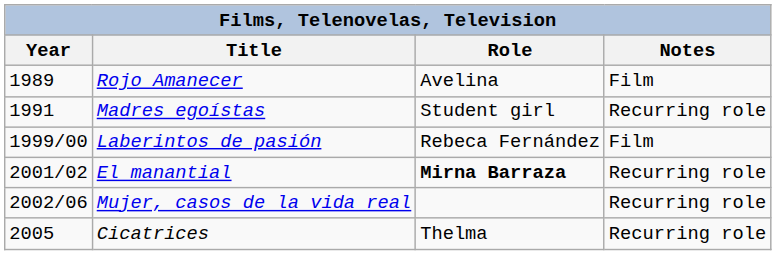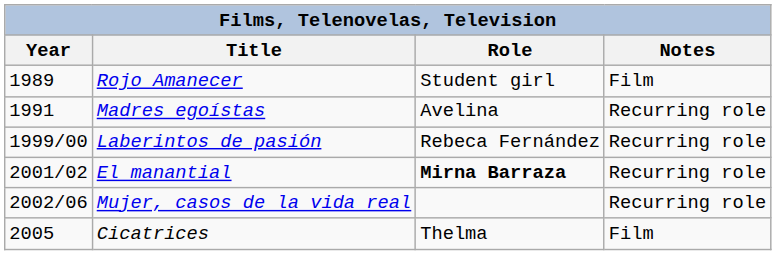(460, 81) Avelina -> (488, 81) Student girl
(488, 112) Student girl -> (460, 112) Avelina
(631, 142) Film -> (687, 142) Recurring role
(687, 234) Recurring role -> (631, 234) Film
